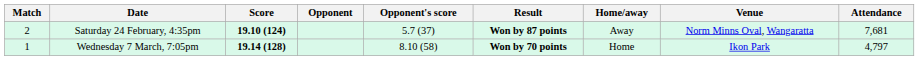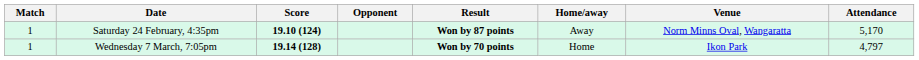- column: (418, 13)
(27, 30) 2 -> (30, 30) 1
(876, 30) 7,681 -> (871, 30) 5,170
